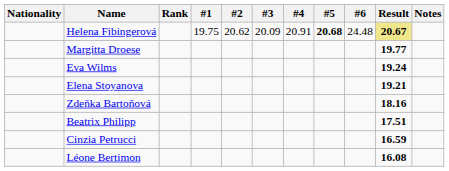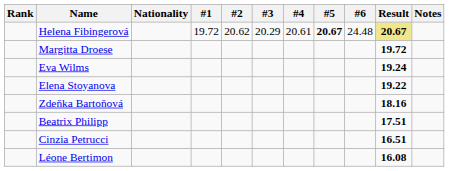columns swapped: (175, 13) <-> (34, 13)
(206, 31) 19.75 -> (206, 31) 19.72
(268, 31) 20.09 -> (268, 31) 20.29
(299, 31) 20.91 -> (299, 31) 20.61
(329, 31) 20.68 -> (329, 31) 20.67
(394, 49) 19.77 -> (394, 49) 19.72
(394, 85) 19.21 -> (394, 85) 19.22
(394, 139) 16.59 -> (394, 139) 16.51
